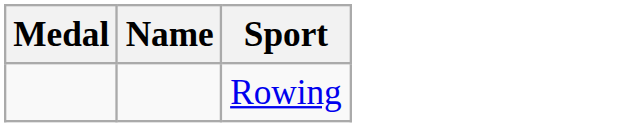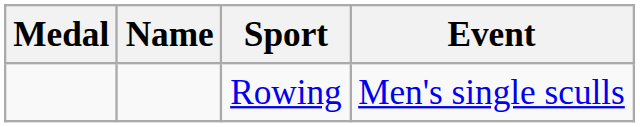+ column: (491, 33)
